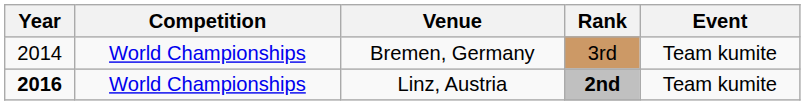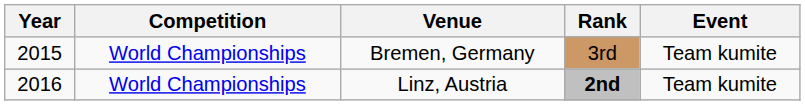(40, 53) 2014 -> (40, 53) 2015
(40, 85) bold -> (40, 85) normal
